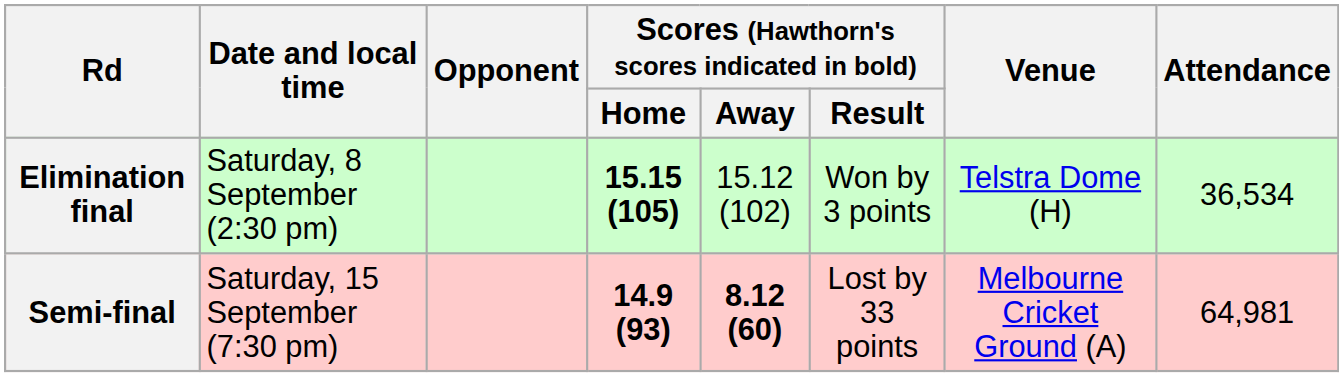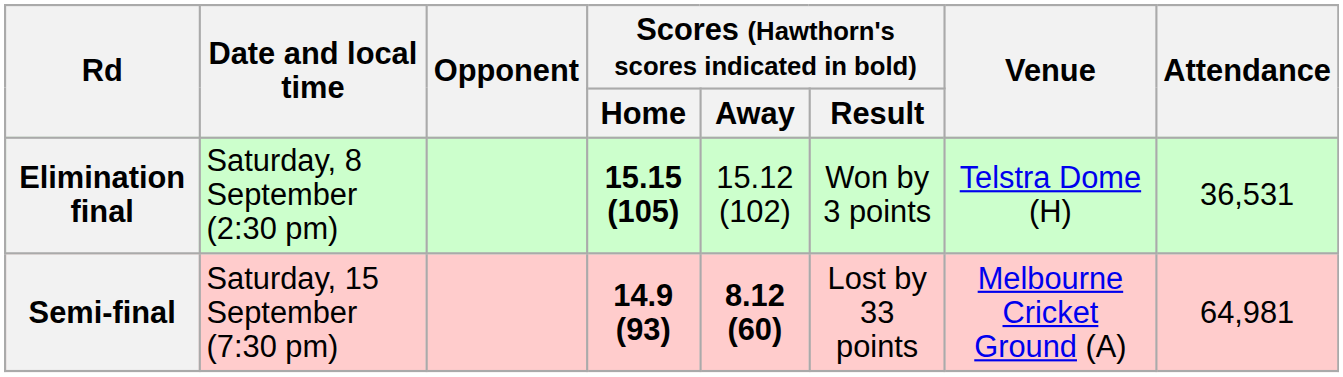(1247, 196) 36,534 -> (1247, 196) 36,531
